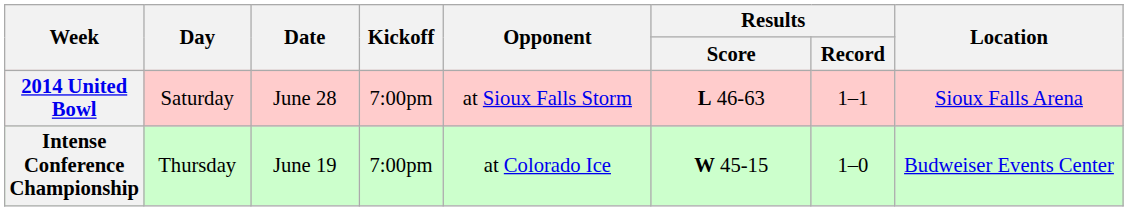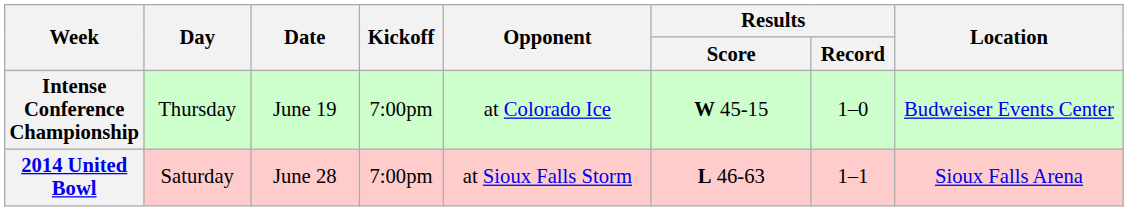rows swapped: (74, 165) <-> (74, 97)
